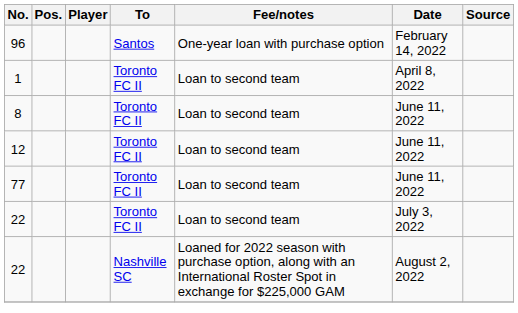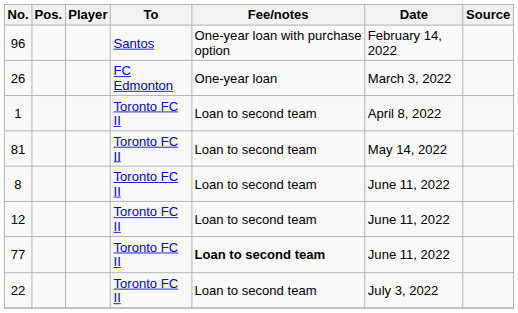+ row: (18, 78)
+ row: (18, 149)
(239, 184) normal -> (260, 255) bold
- row: (18, 269)
